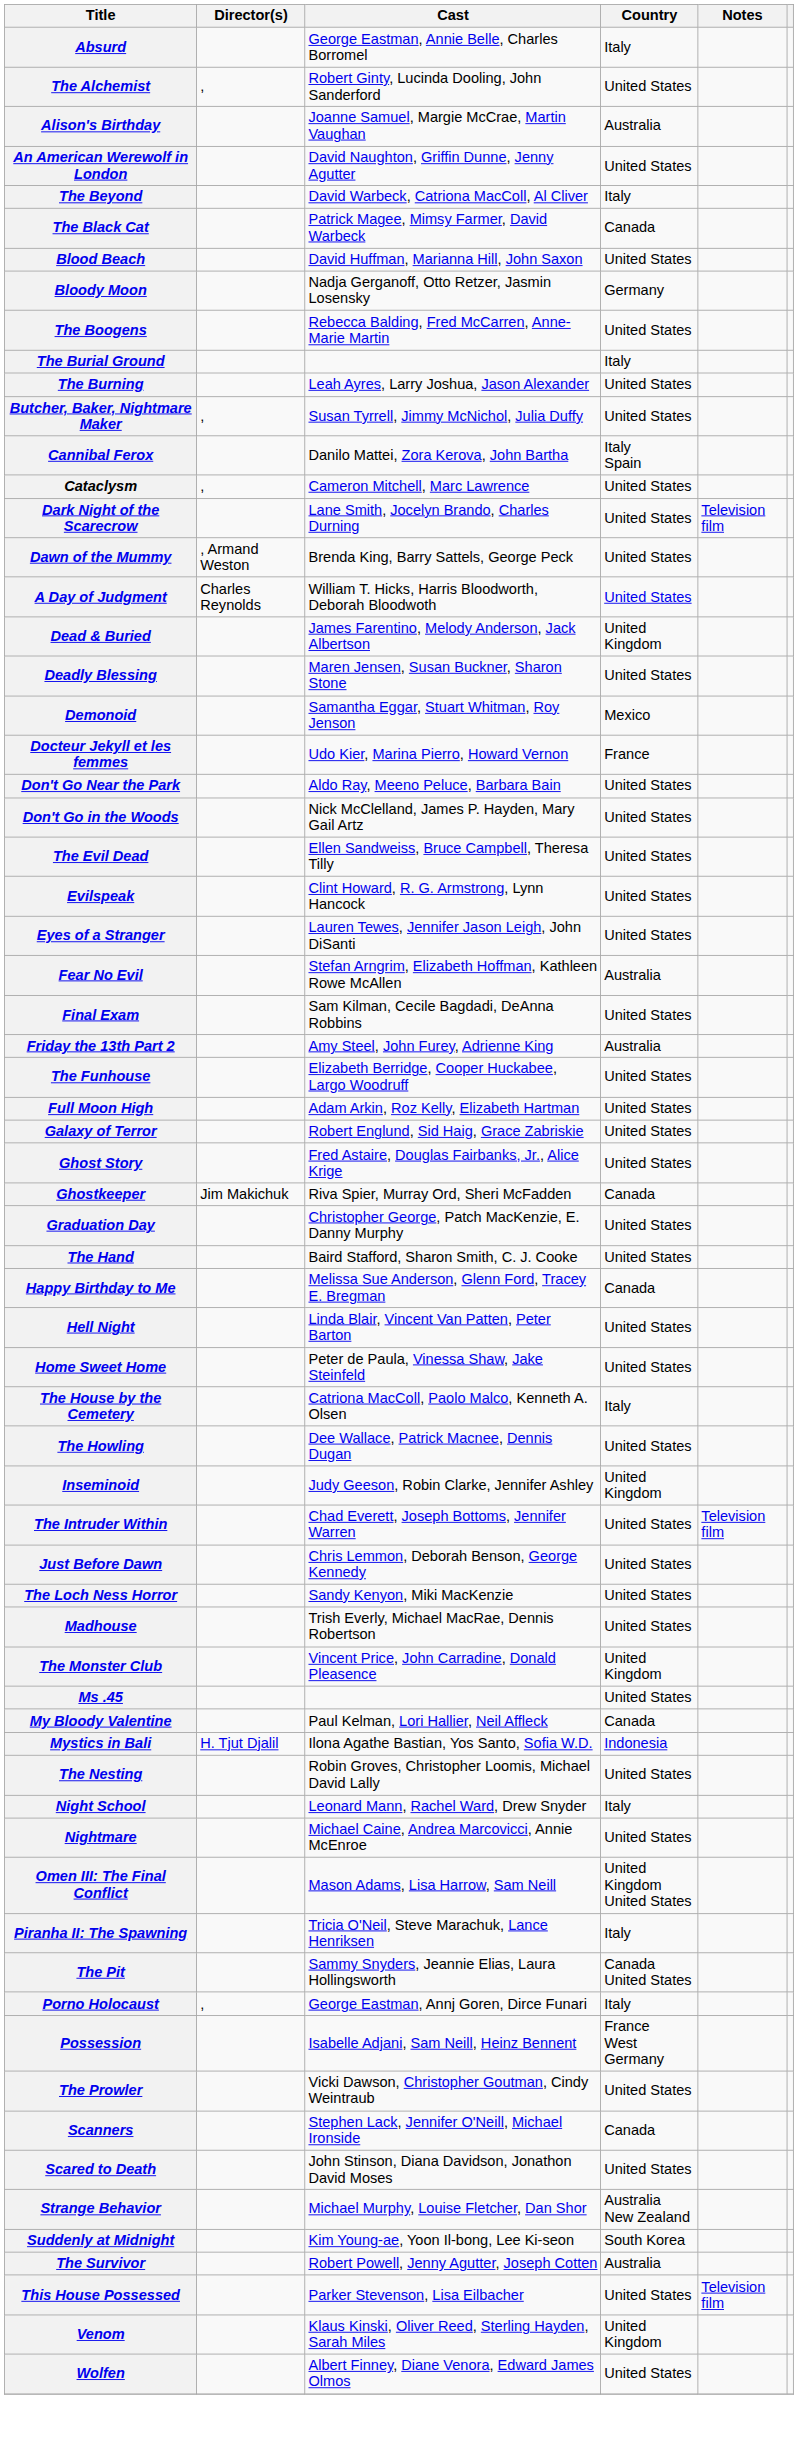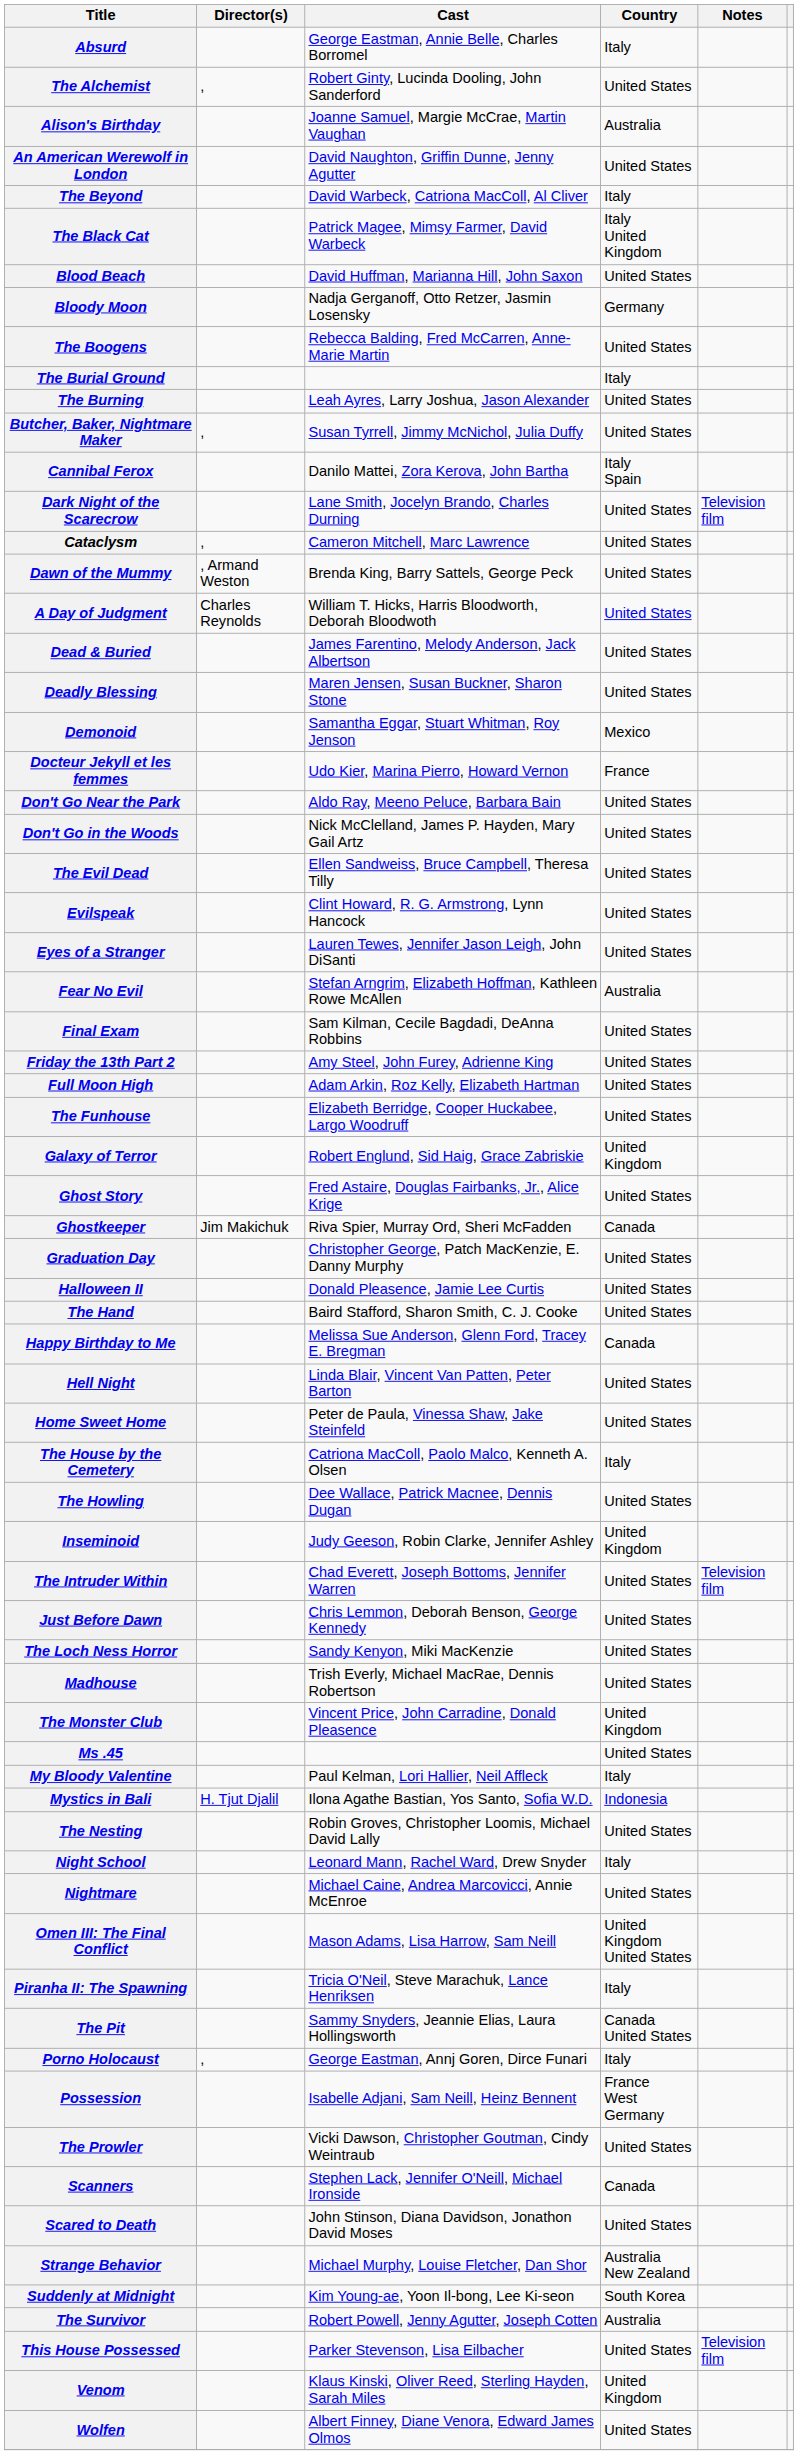(630, 228) Canada -> (633, 236) Italy United Kingdom
rows swapped: (101, 486) <-> (101, 518)
(633, 636) United Kingdom -> (648, 652) United States
(633, 1046) Australia -> (648, 1062) United States
rows swapped: (101, 1108) <-> (101, 1077)
(648, 1131) United States -> (633, 1156) United Kingdom
+ row: (101, 1289)
(630, 1720) Canada -> (618, 1776) Italy
